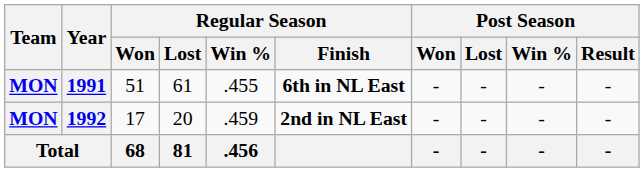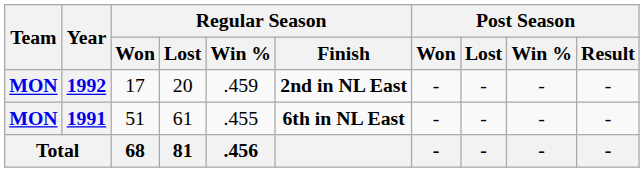rows swapped: (86, 86) <-> (86, 118)
